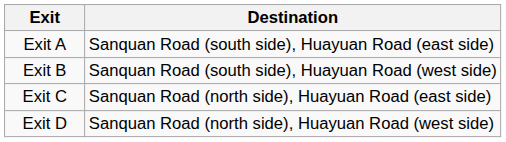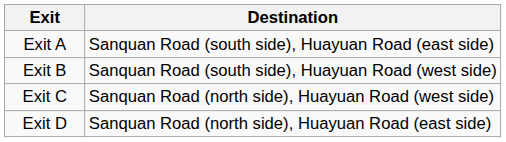(290, 96) Sanquan Road (north side), Huayuan Road (east side) -> (291, 96) Sanquan Road (north side), Huayuan Road (west side)
(291, 123) Sanquan Road (north side), Huayuan Road (west side) -> (290, 123) Sanquan Road (north side), Huayuan Road (east side)
